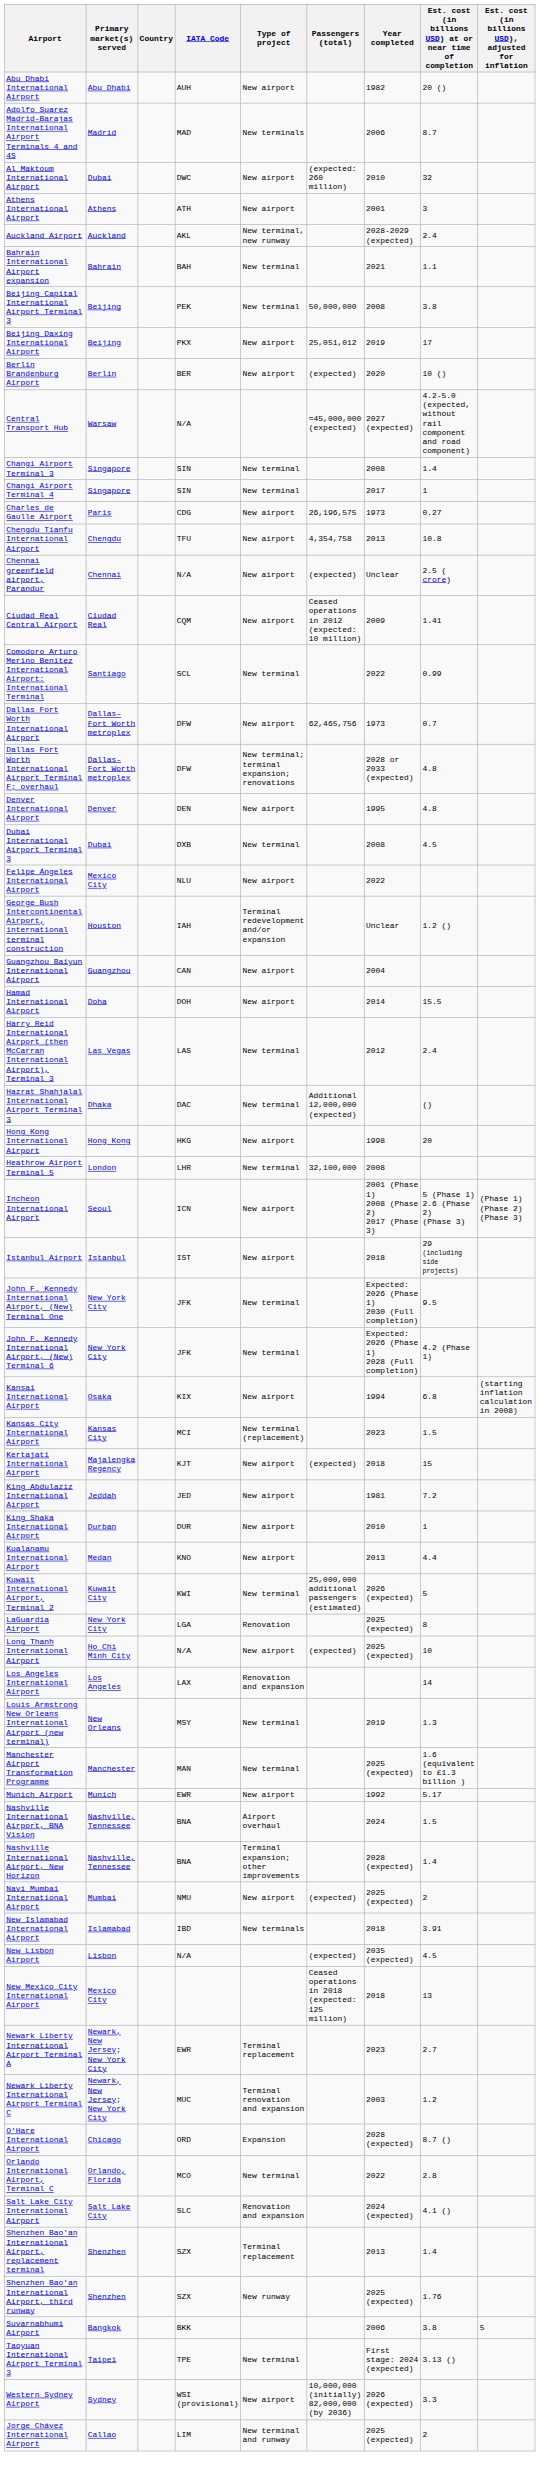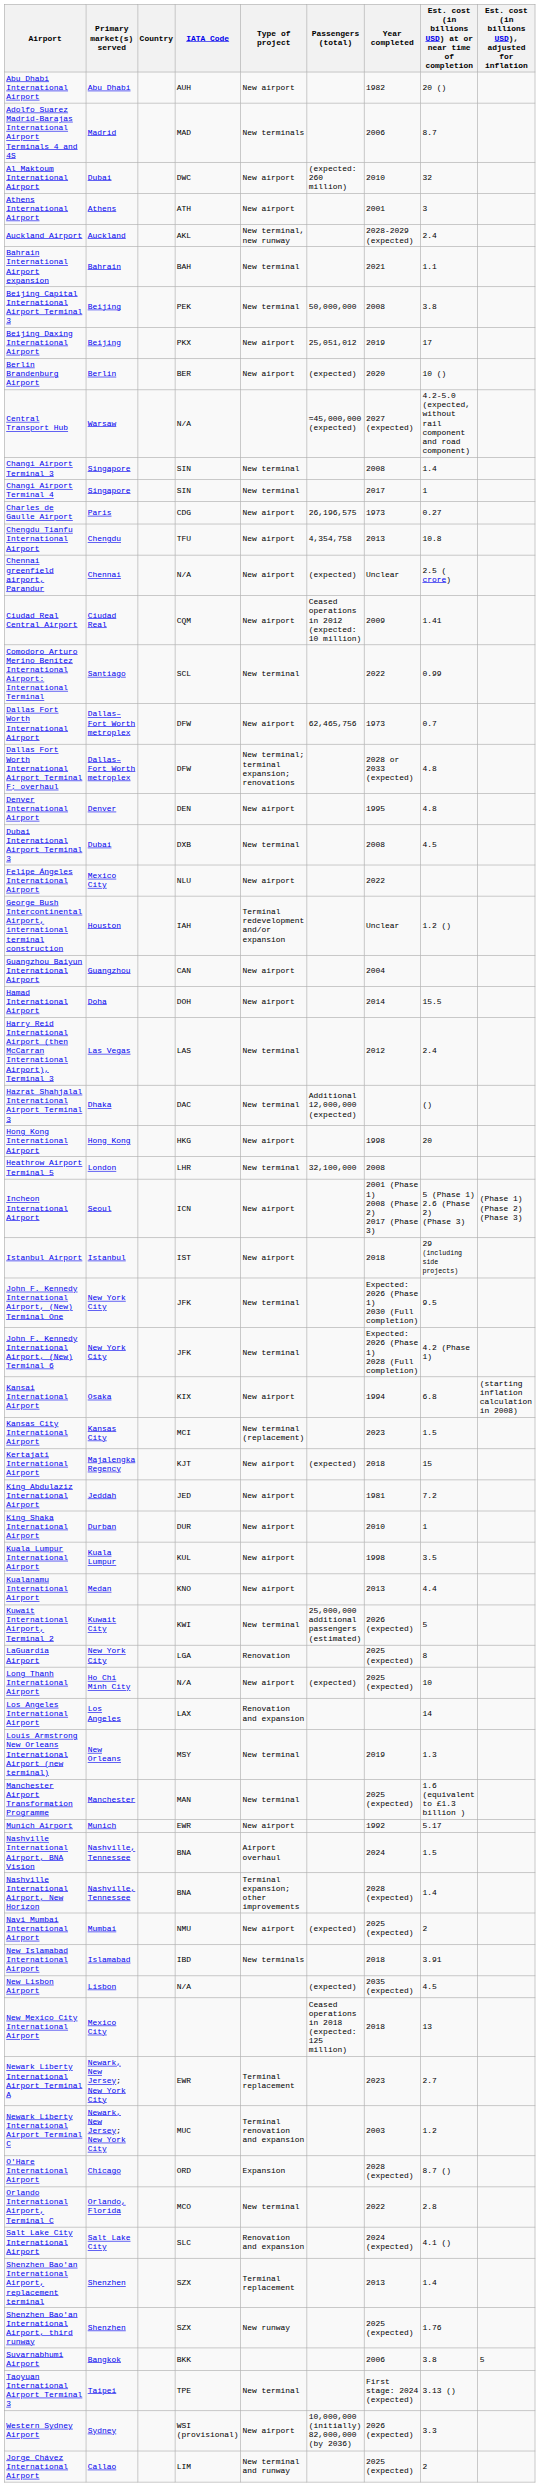+ row: (37, 1558)
